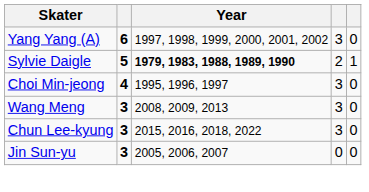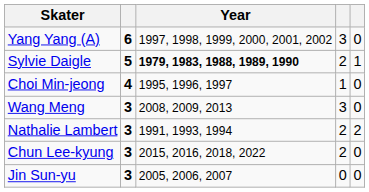(339, 84) 3 -> (343, 84) 1
+ row: (63, 130)
(339, 130) 3 -> (343, 152) 2
